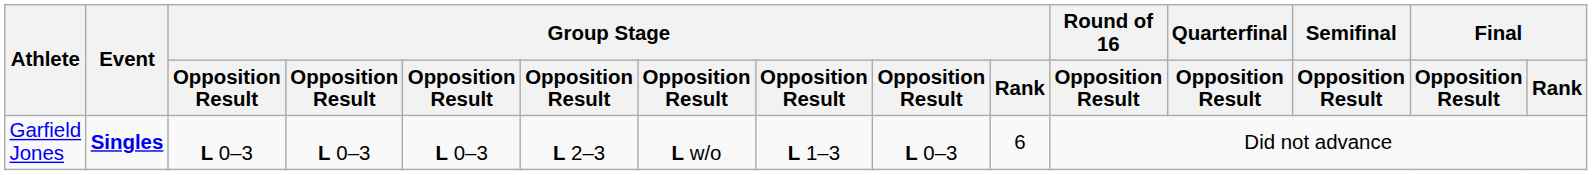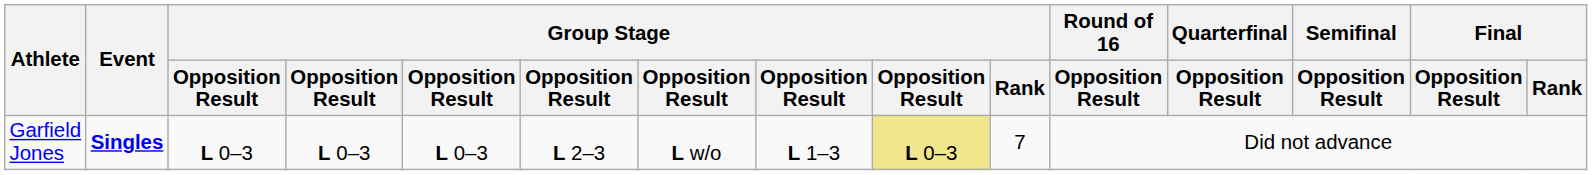(931, 154) no background -> (931, 154) khaki background
(1020, 143) 6 -> (1020, 143) 7
